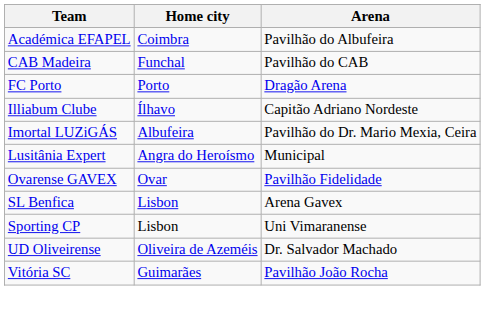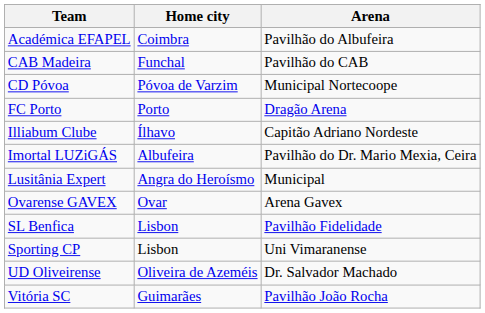+ row: (38, 86)
(323, 179) Pavilhão Fidelidade -> (303, 202) Arena Gavex
(303, 202) Arena Gavex -> (323, 226) Pavilhão Fidelidade
